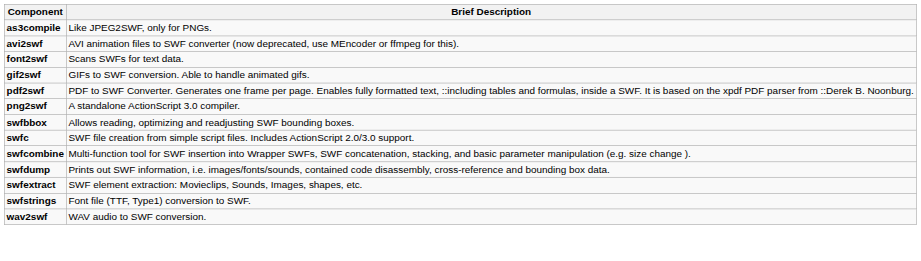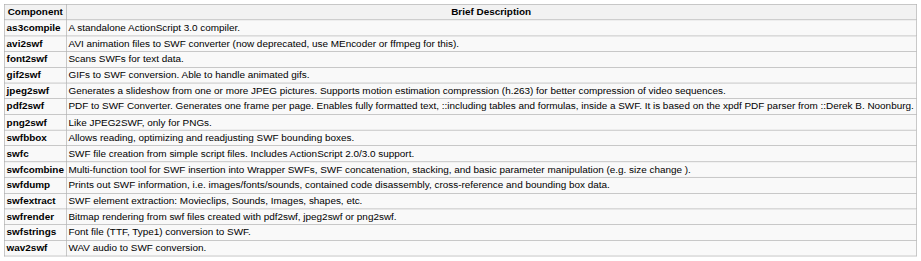(140, 28) Like JPEG2SWF, only for PNGs. -> (154, 28) A standalone ActionScript 3.0 compiler.
+ row: (28, 91)
(154, 106) A standalone ActionScript 3.0 compiler. -> (140, 122) Like JPEG2SWF, only for PNGs.
+ row: (30, 216)
